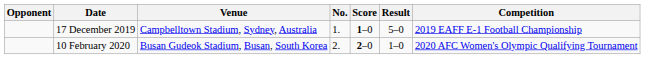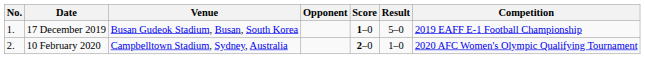columns swapped: (340, 12) <-> (29, 12)
(228, 29) Campbelltown Stadium, Sydney, Australia -> (204, 29) Busan Gudeok Stadium, Busan, South Korea
(234, 45) Busan Gudeok Stadium, Busan, South Korea -> (199, 45) Campbelltown Stadium, Sydney, Australia
